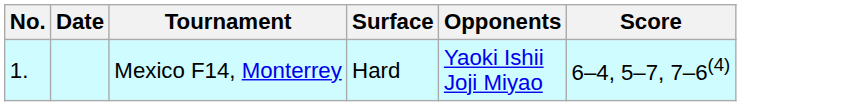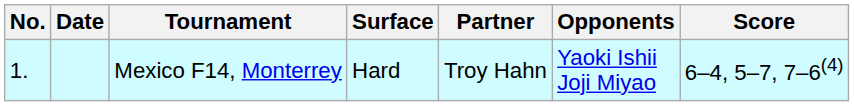+ column: (495, 22)
